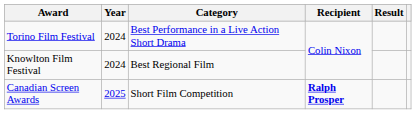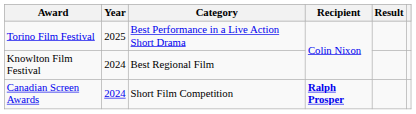(115, 36) 2024 -> (115, 36) 2025
(115, 94) 2025 -> (115, 94) 2024
